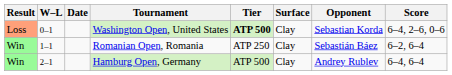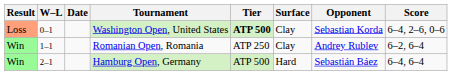(346, 45) Sebastián Báez -> (346, 45) Andrey Rublev
(285, 62) Clay -> (286, 62) Hard
(346, 62) Andrey Rublev -> (346, 62) Sebastián Báez
